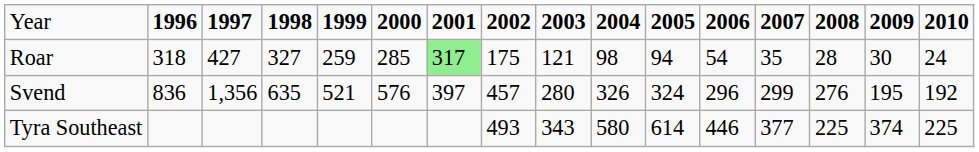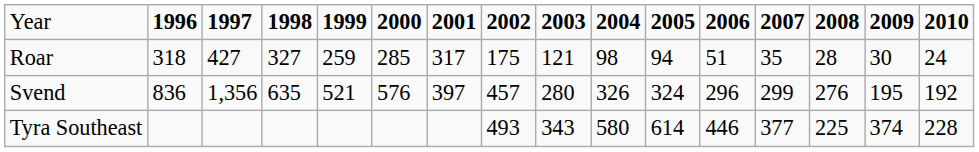(448, 57) lightgreen background -> (448, 57) no background
(717, 57) 54 -> (717, 57) 51
(941, 127) 225 -> (941, 127) 228
